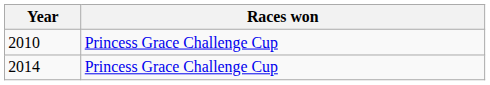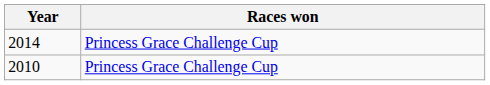rows swapped: (24, 42) <-> (24, 67)
